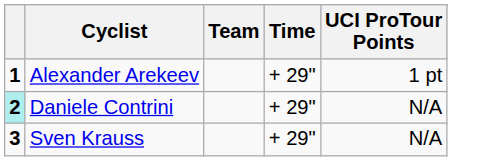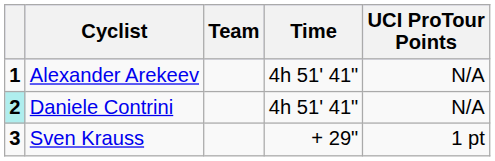(292, 75) + 29" -> (314, 75) 4h 51' 41"
(425, 75) 1 pt -> (468, 75) N/A
(292, 107) + 29" -> (314, 107) 4h 51' 41"
(425, 139) N/A -> (468, 139) 1 pt
